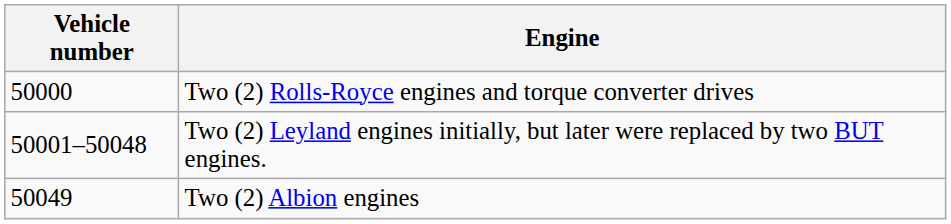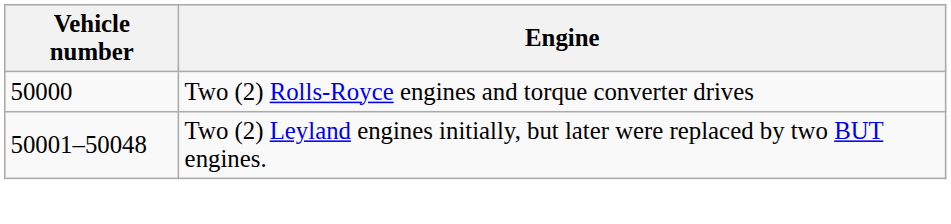- row: (302, 197)
